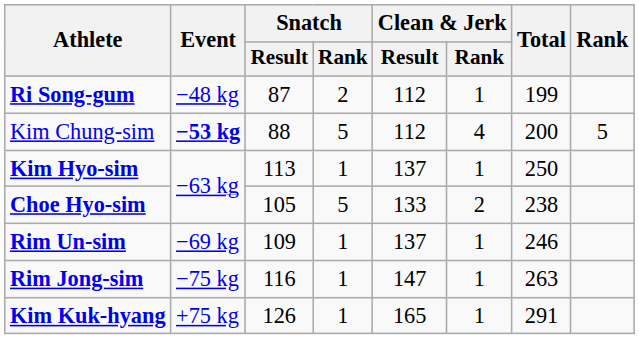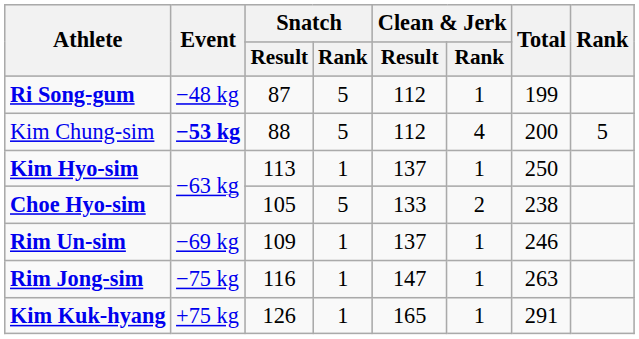(343, 94) 2 -> (343, 94) 5
